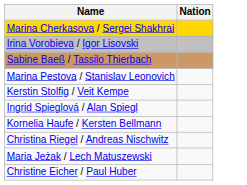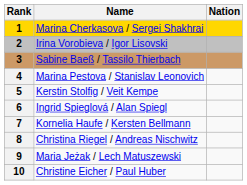+ column: (19, 12)
